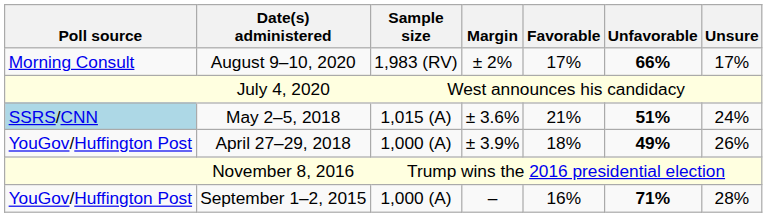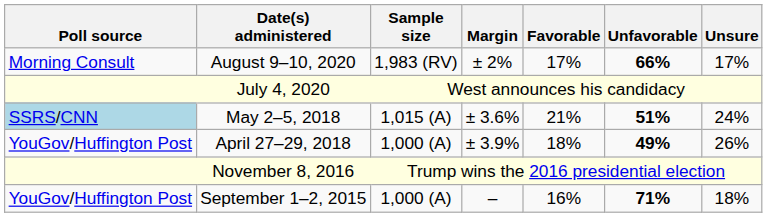(732, 199) 28% -> (732, 199) 18%
